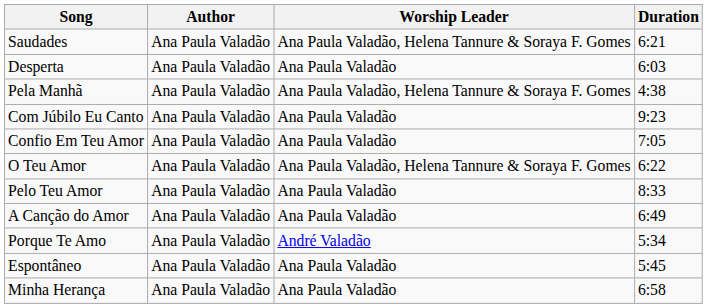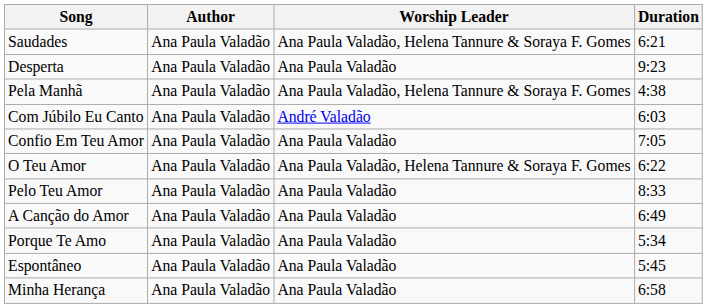(652, 66) 6:03 -> (652, 66) 9:23
(337, 116) Ana Paula Valadão -> (324, 116) André Valadão
(652, 116) 9:23 -> (652, 116) 6:03
(324, 240) André Valadão -> (337, 240) Ana Paula Valadão
